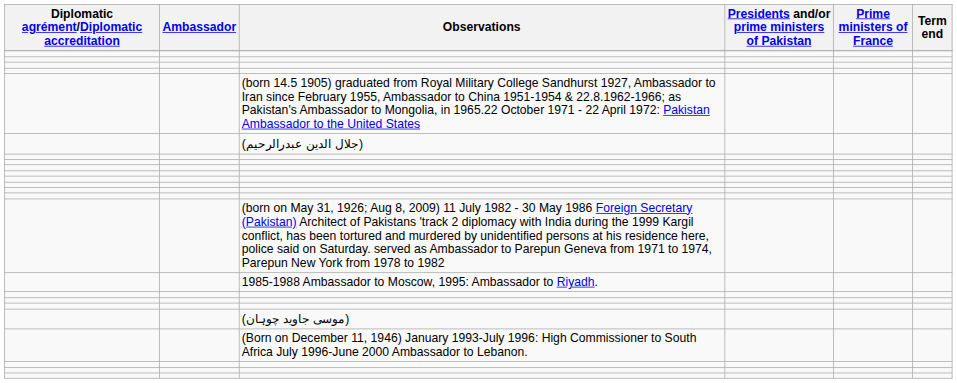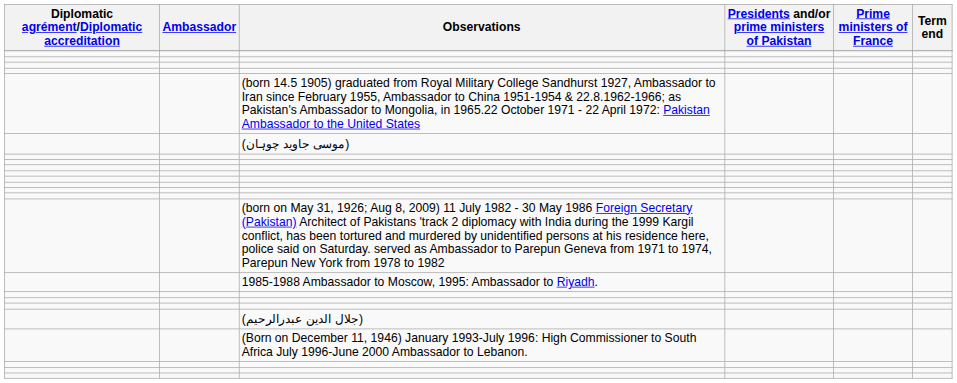rows swapped: (82, 144) <-> (82, 319)
